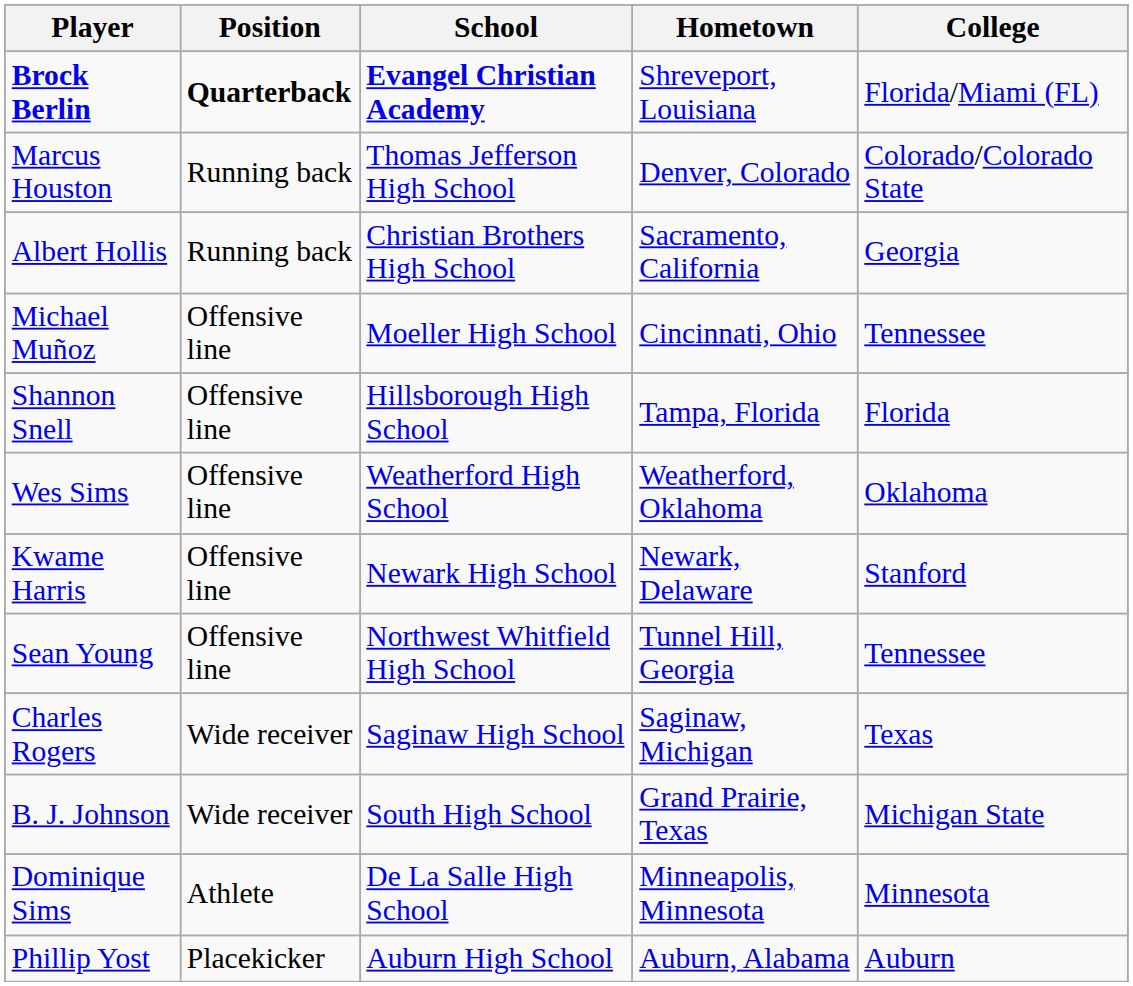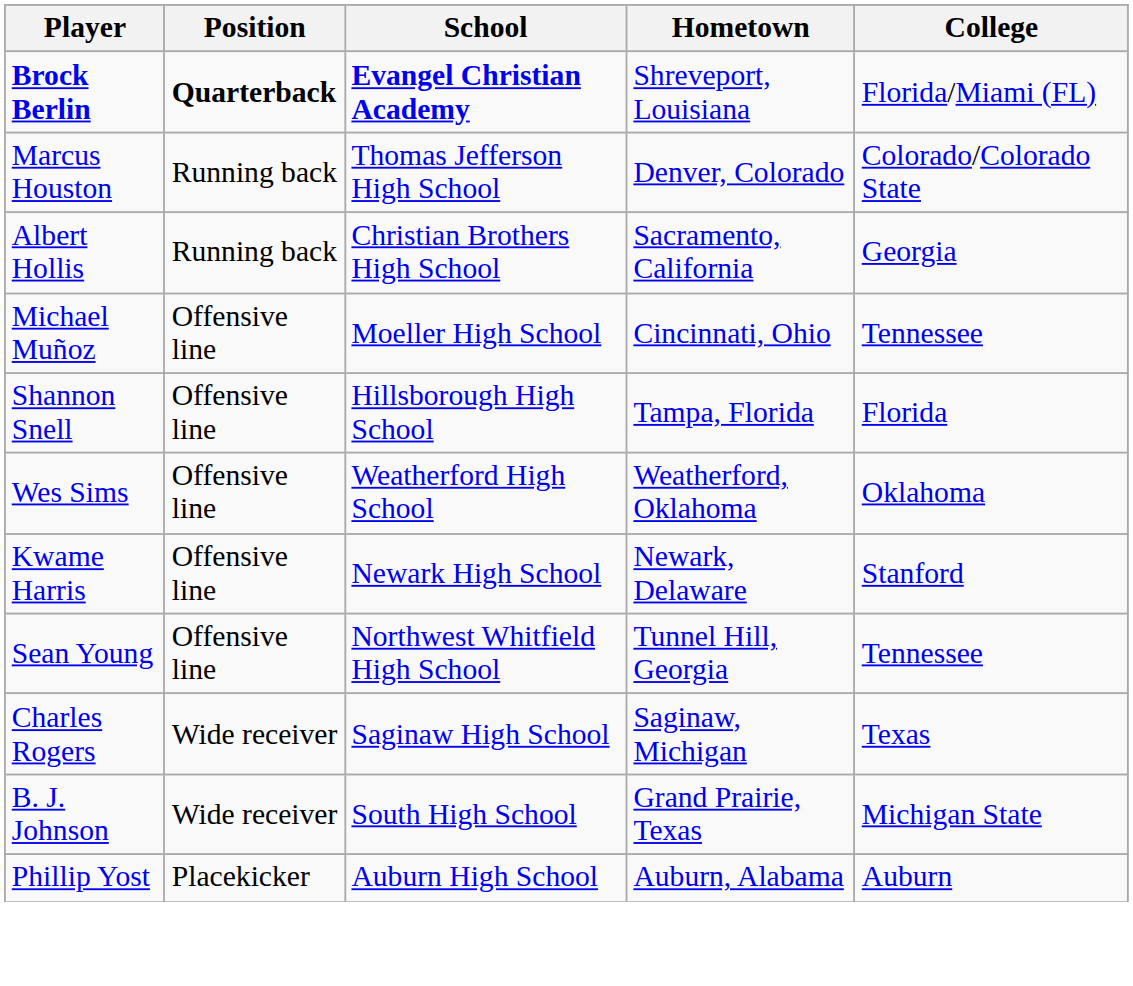- row: (78, 894)
